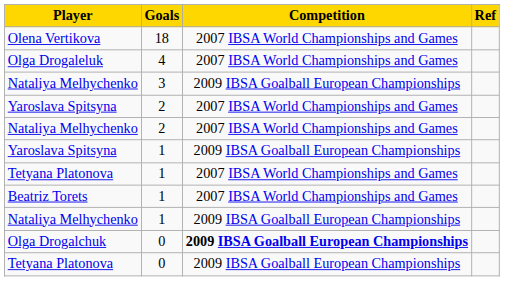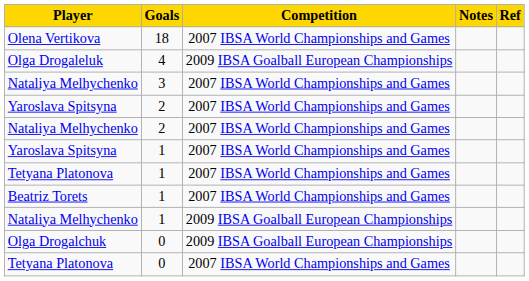+ column: (476, 15)
(327, 60) 2007 IBSA World Championships and Games -> (319, 60) 2009 IBSA Goalball European Championships
(327, 83) 2009 IBSA Goalball European Championships -> (319, 83) 2007 IBSA World Championships and Games
(327, 151) 2009 IBSA Goalball European Championships -> (319, 151) 2007 IBSA World Championships and Games
(327, 241) bold -> (319, 241) normal
(327, 264) 2009 IBSA Goalball European Championships -> (319, 264) 2007 IBSA World Championships and Games
